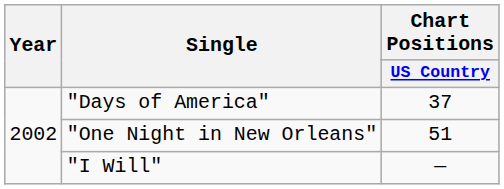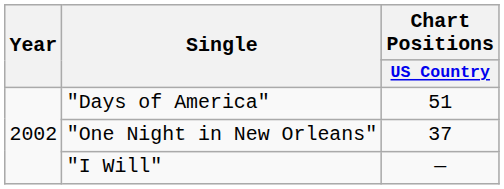(440, 103) 37 -> (440, 103) 51
(440, 135) 51 -> (440, 135) 37
